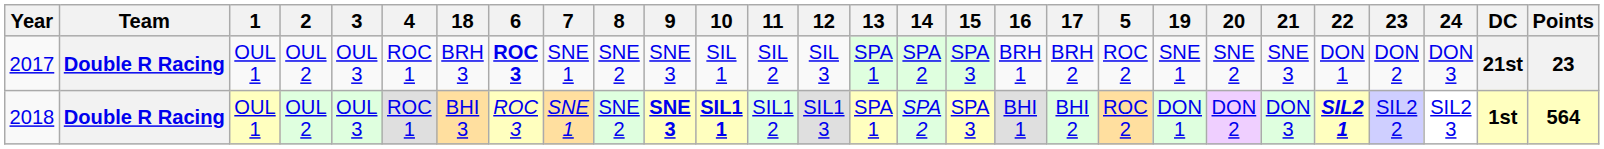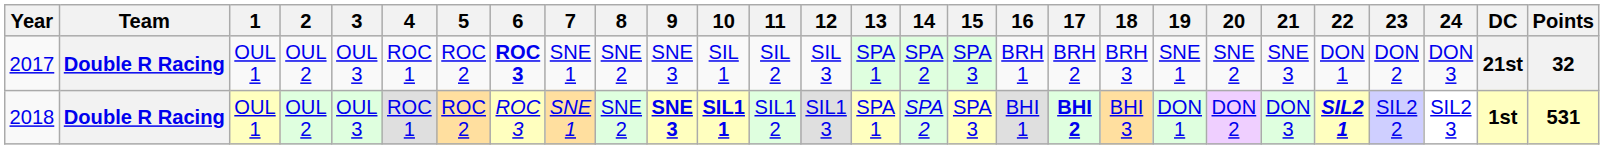columns swapped: (1125, 20) <-> (462, 20)
(1563, 63) 23 -> (1563, 63) 32
(1072, 117) normal -> (1074, 117) bold
(1563, 117) 564 -> (1563, 117) 531
